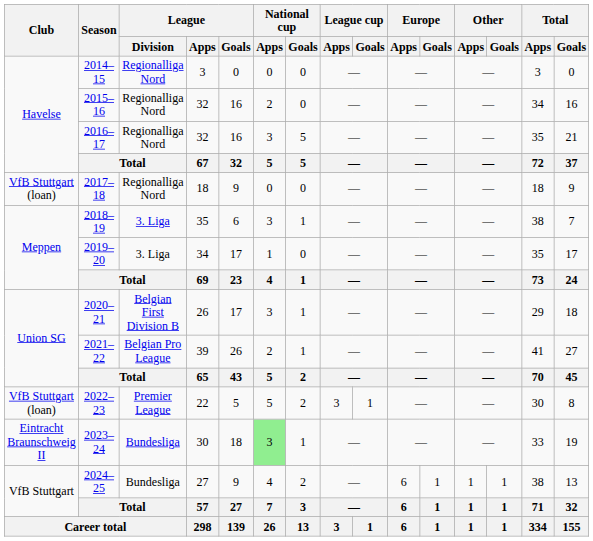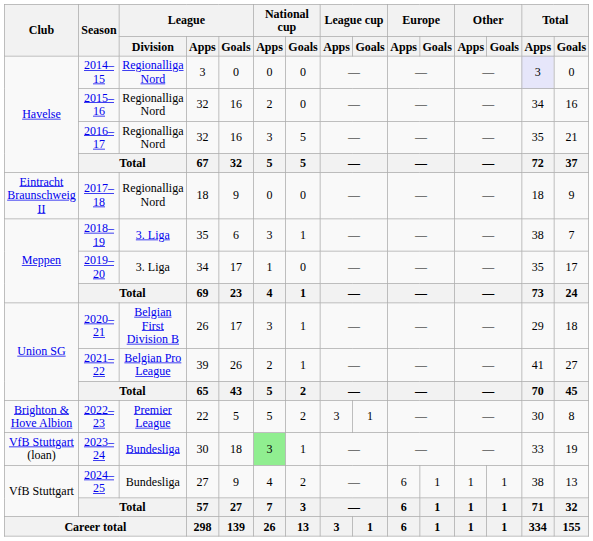(538, 72) no background -> (538, 72) lavender background
(41, 188) VfB Stuttgart (loan) -> (41, 195) Eintracht Braunschweig II
(41, 403) VfB Stuttgart (loan) -> (41, 416) Brighton & Hove Albion
(41, 442) Eintracht Braunschweig II -> (41, 449) VfB Stuttgart (loan)
